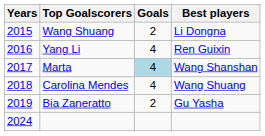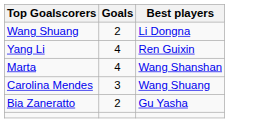- column: (22, 13)
(153, 67) lightblue background -> (117, 67) no background
(153, 85) 4 -> (117, 85) 3
